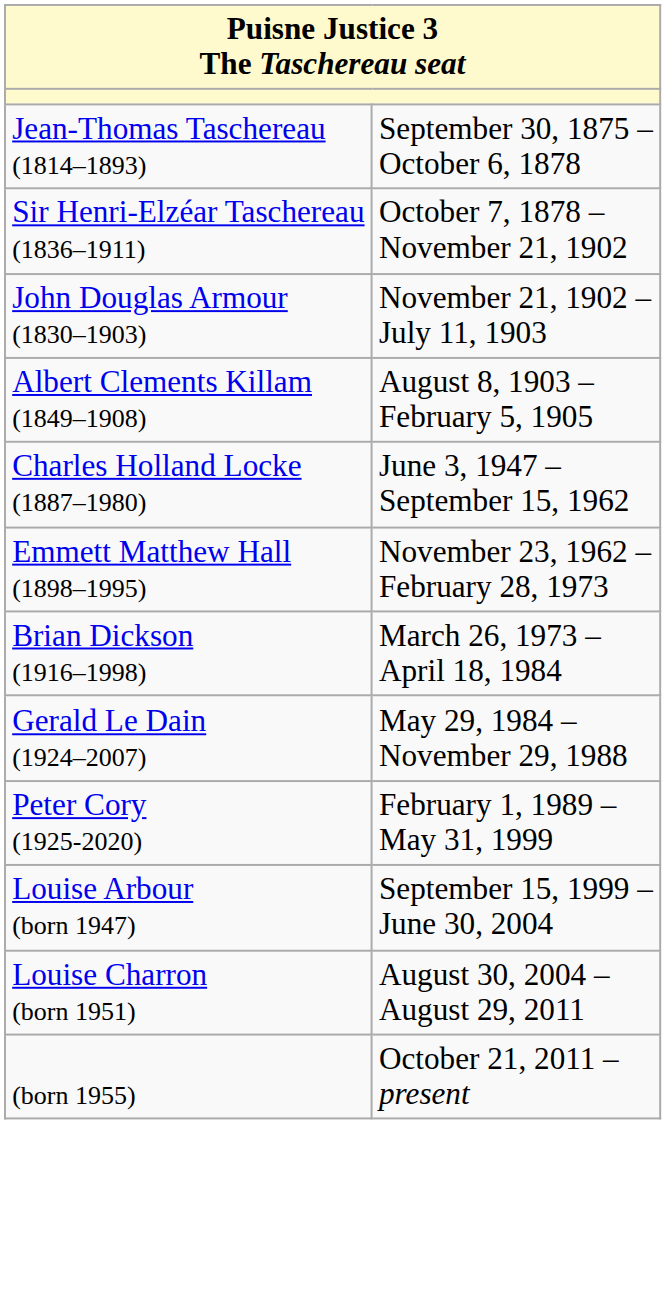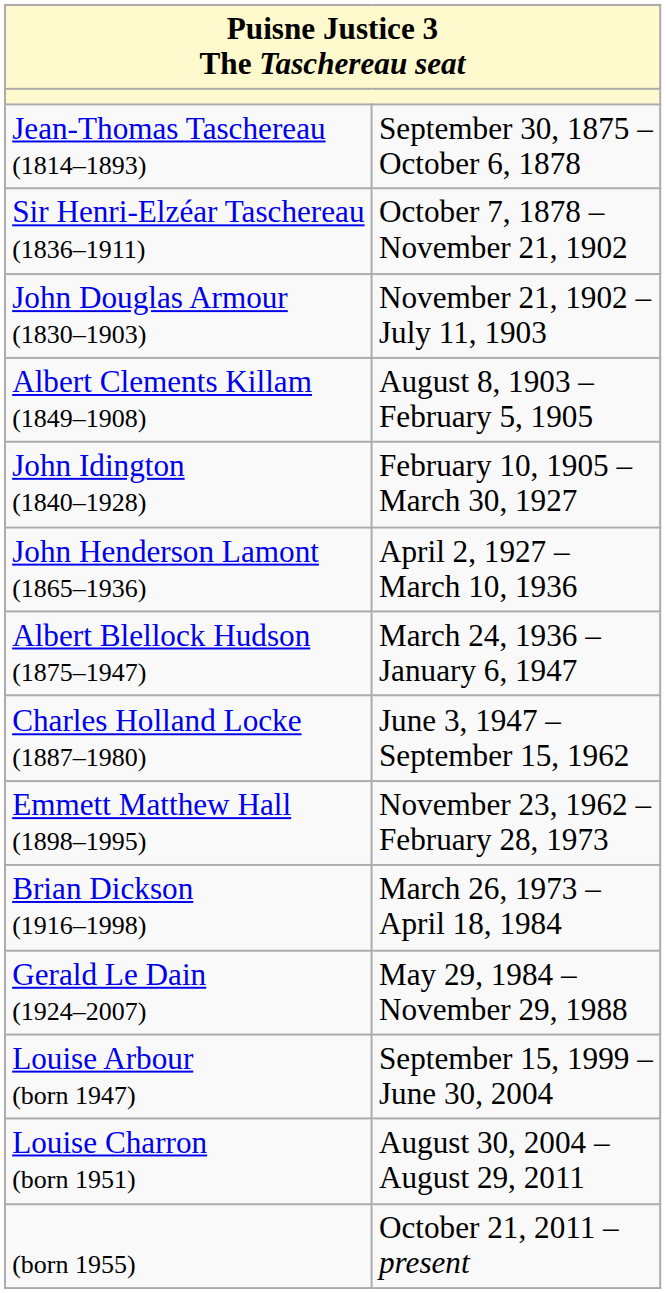+ row: (98, 484)
+ row: (166, 568)
+ row: (161, 653)
- row: (79, 822)
